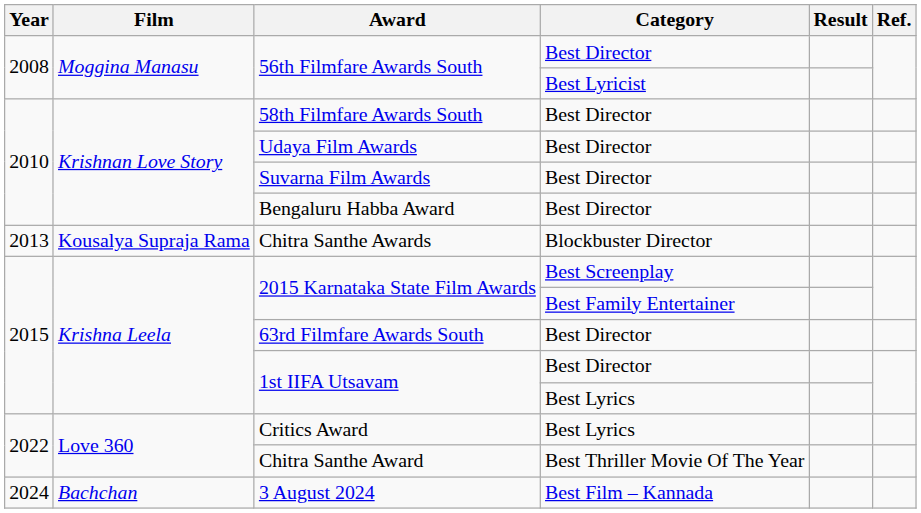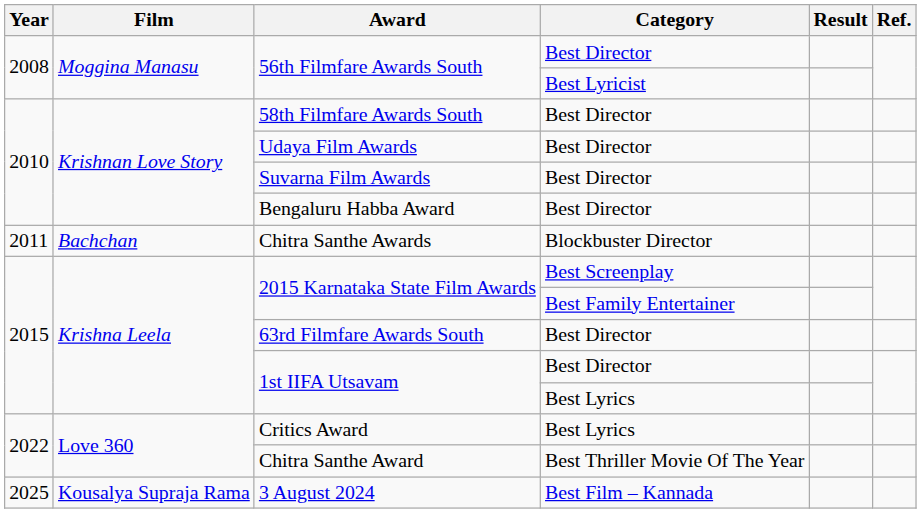(29, 240) 2013 -> (29, 240) 2011
(154, 240) Kousalya Supraja Rama -> (98, 240) Bachchan
(29, 492) 2024 -> (29, 492) 2025
(98, 492) Bachchan -> (154, 492) Kousalya Supraja Rama
